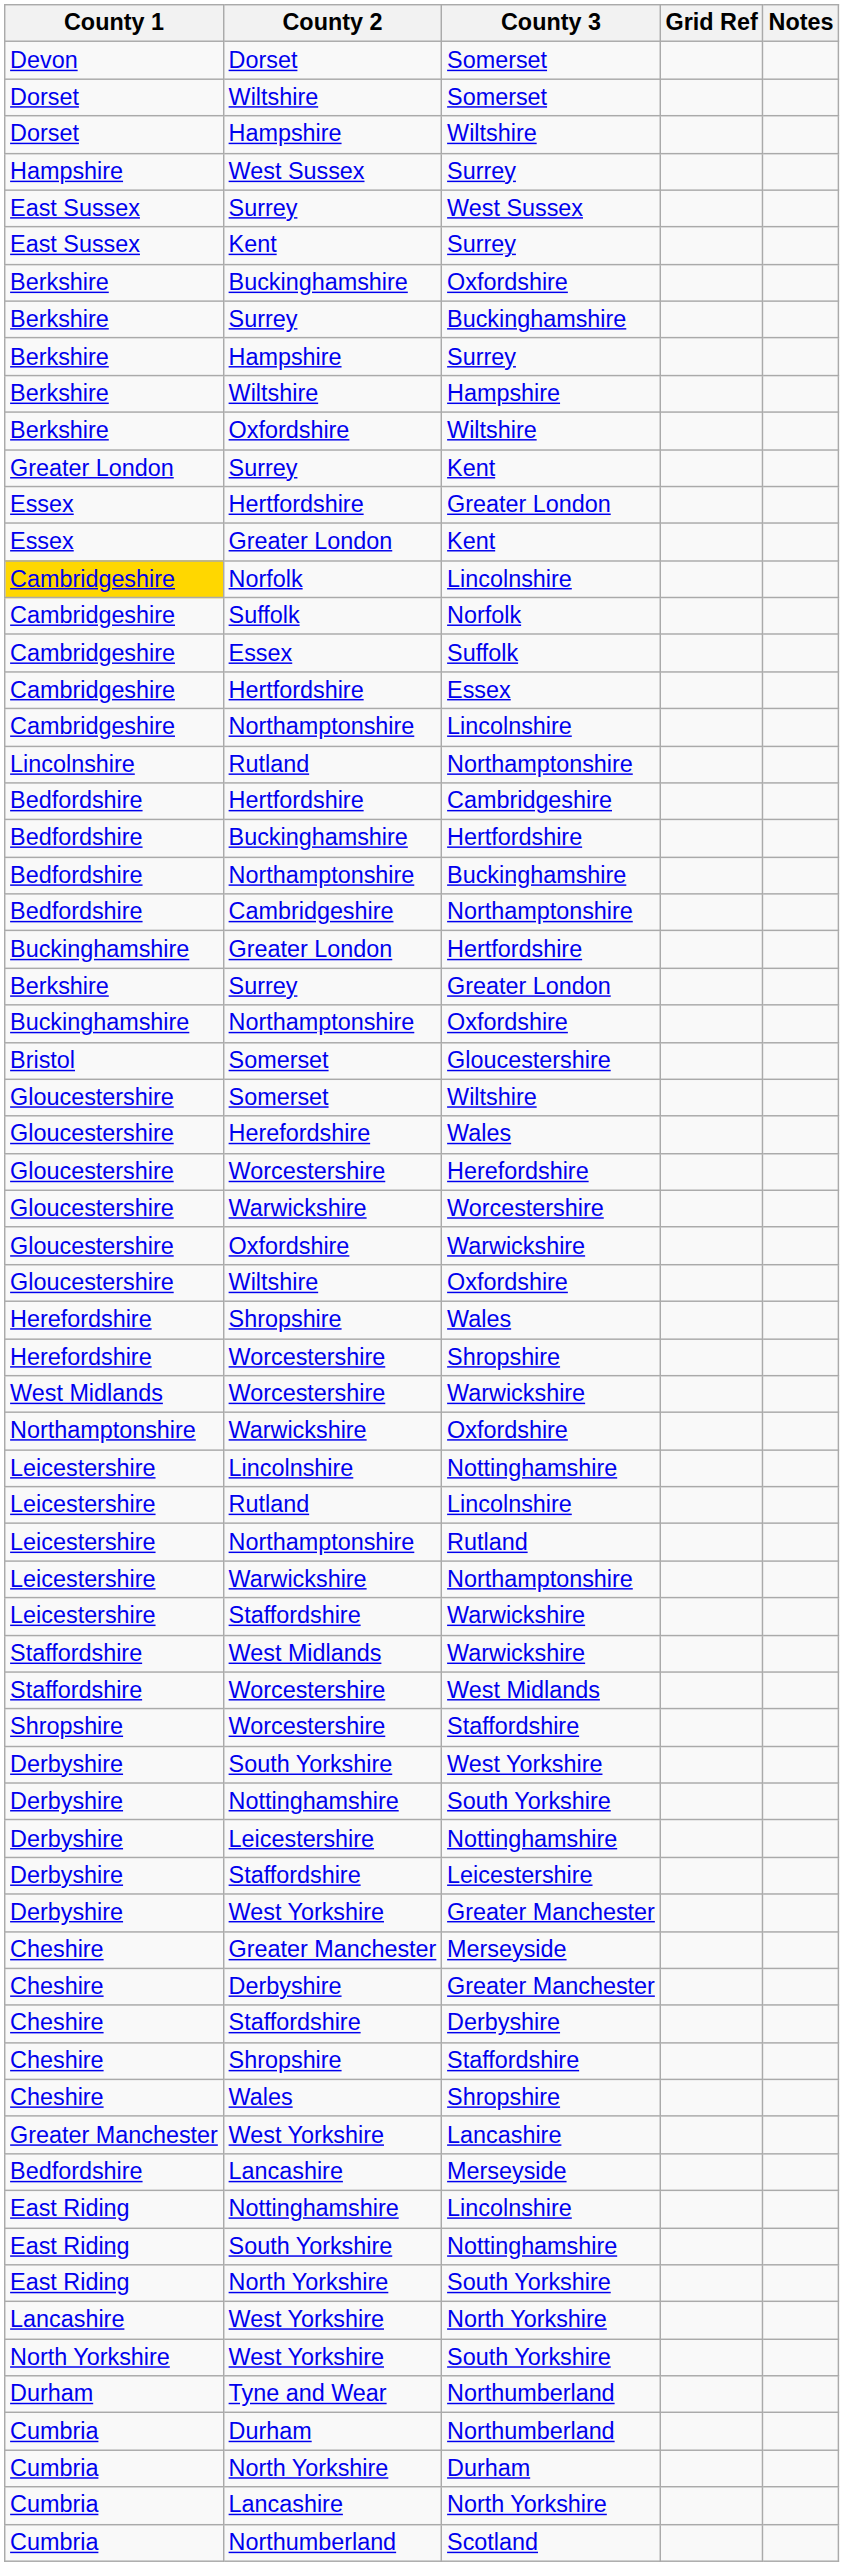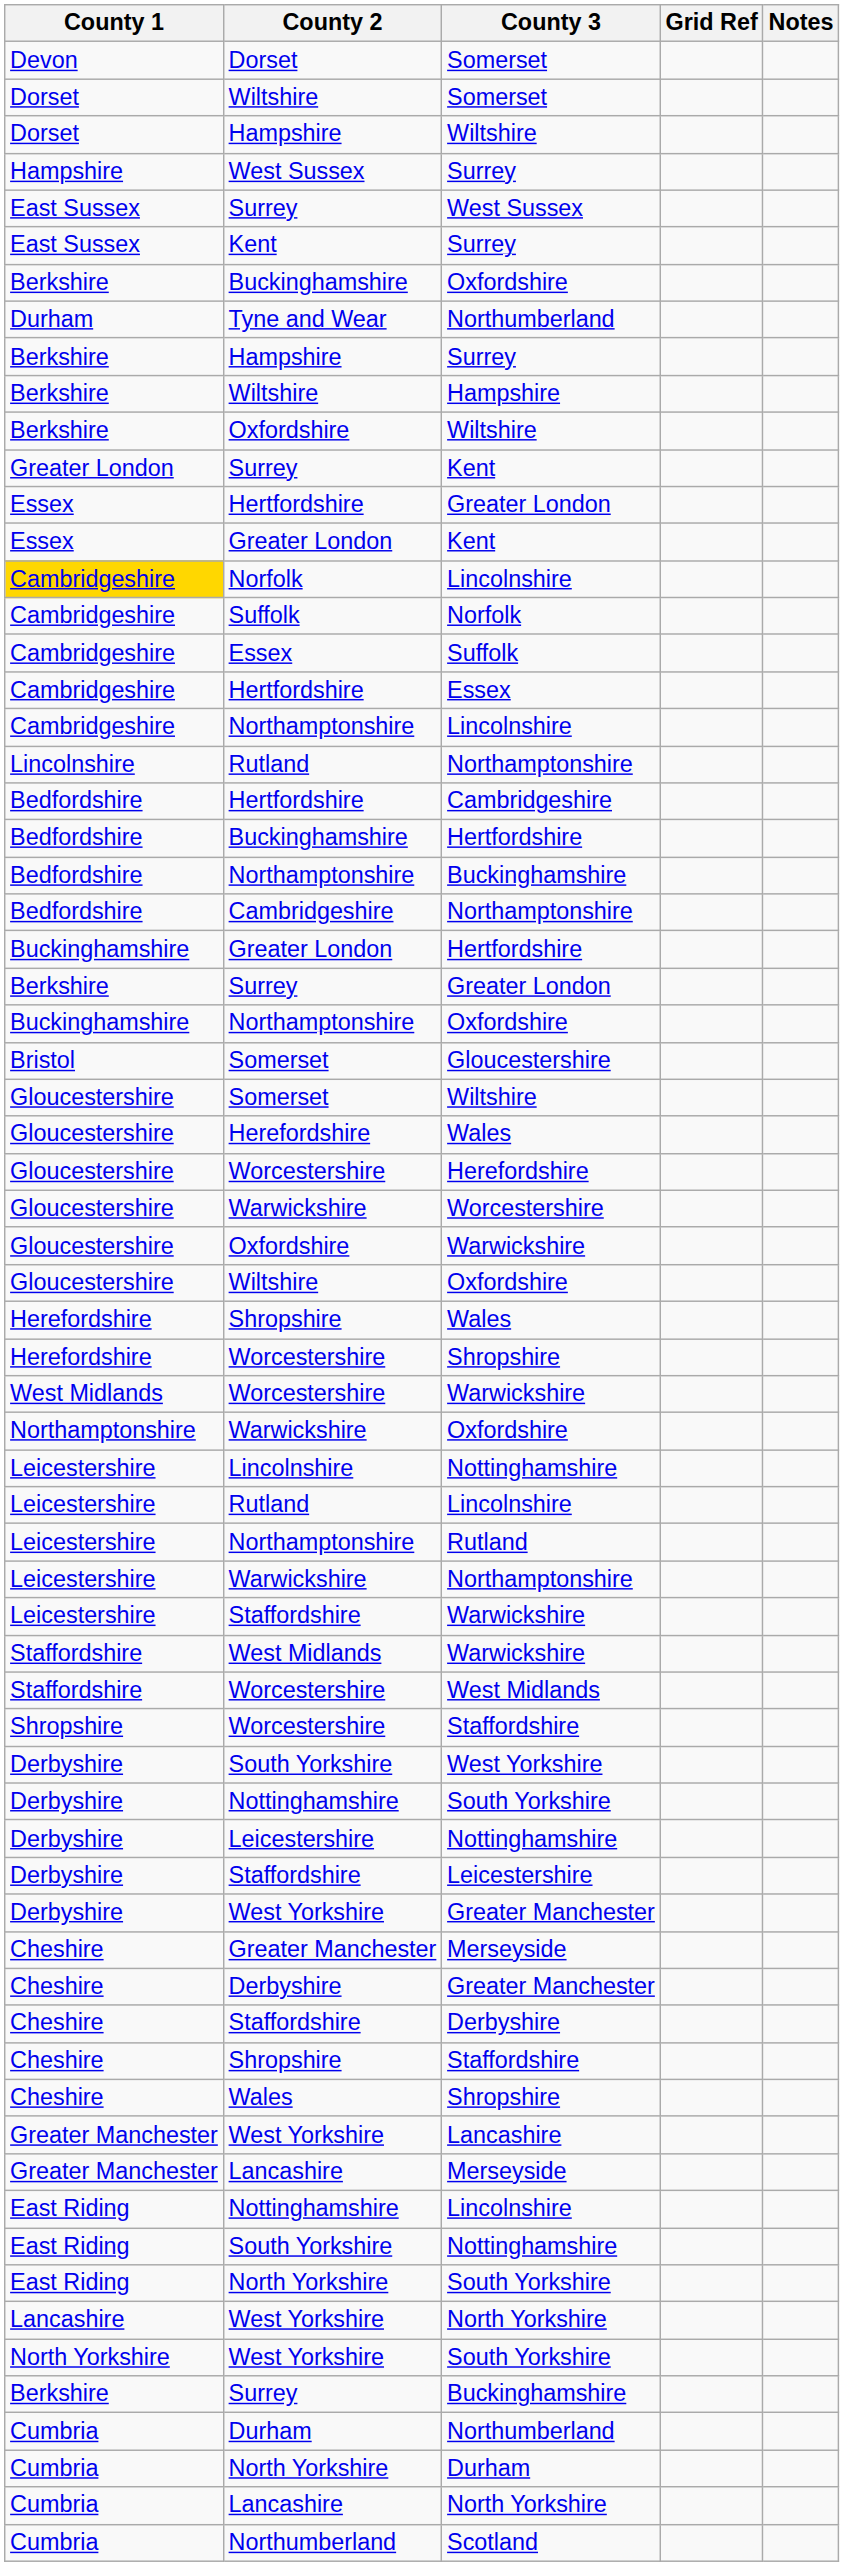rows swapped: (263, 319) <-> (308, 2394)
(76, 2171) Bedfordshire -> (114, 2171) Greater Manchester
